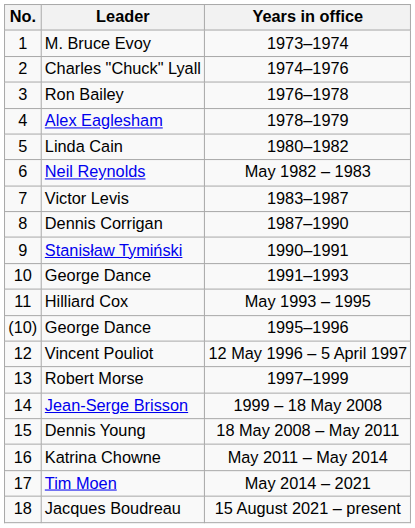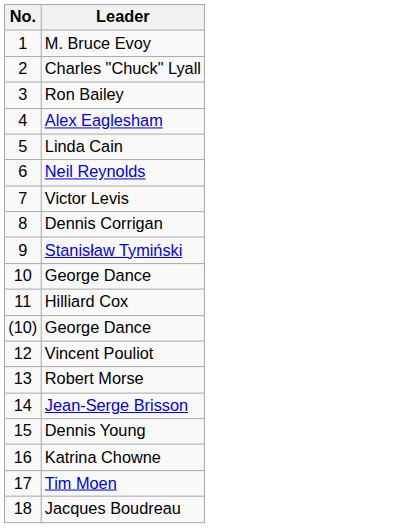- column: (308, 17)
